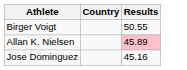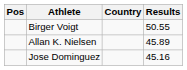+ column: (15, 12)
(136, 42) pink background -> (158, 42) no background
